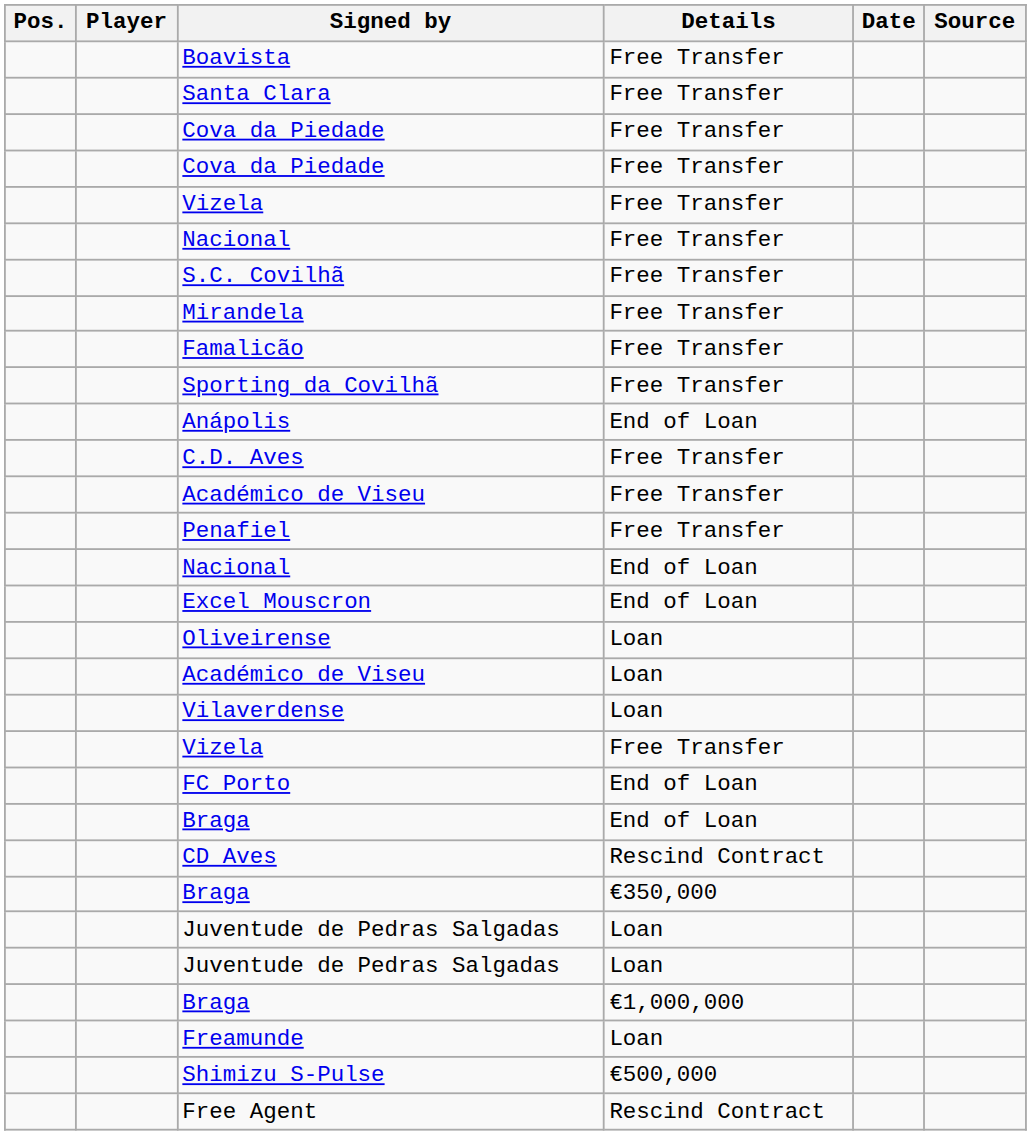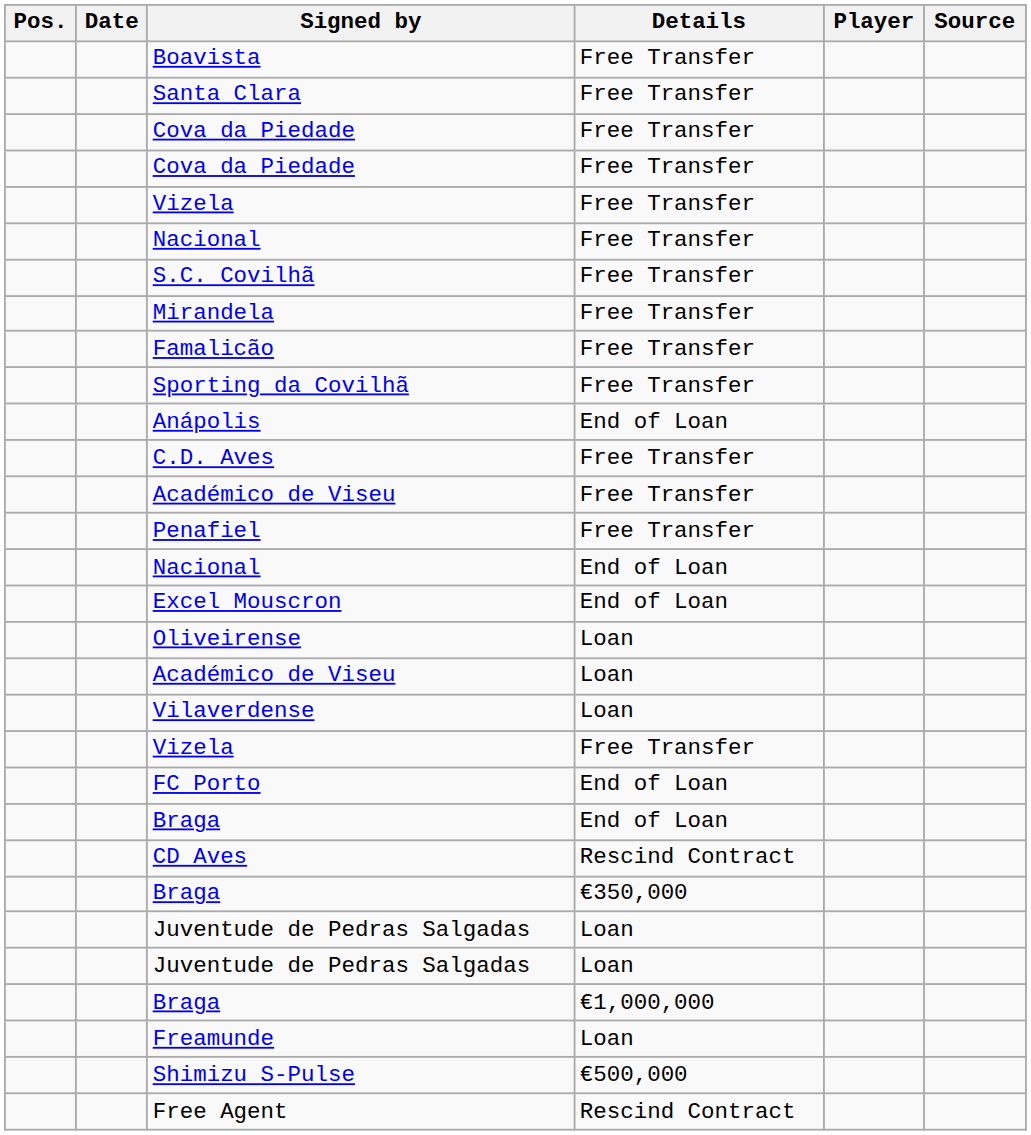columns swapped: (127, 23) <-> (889, 23)
